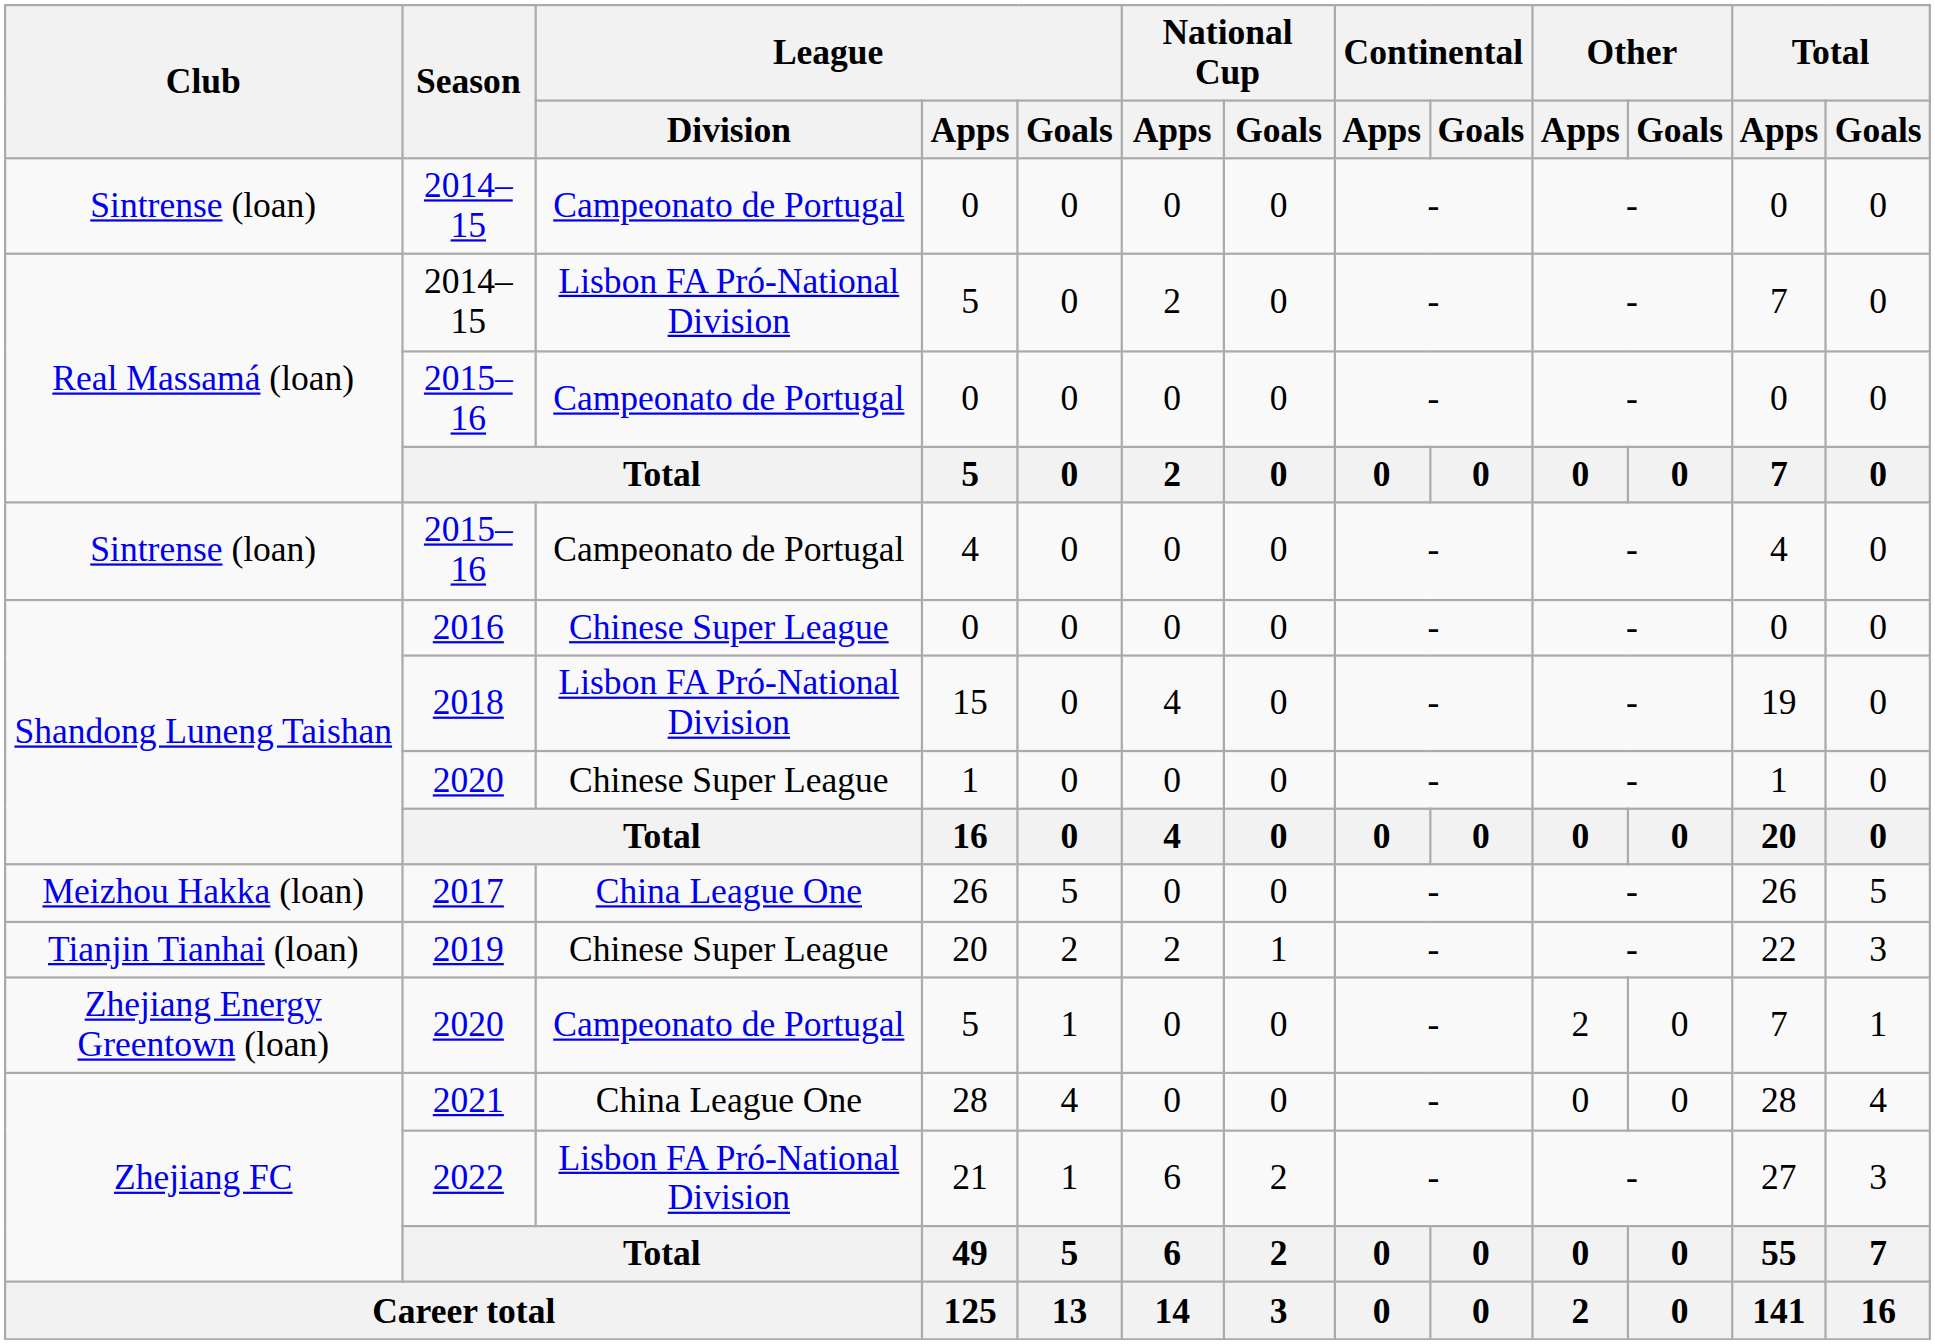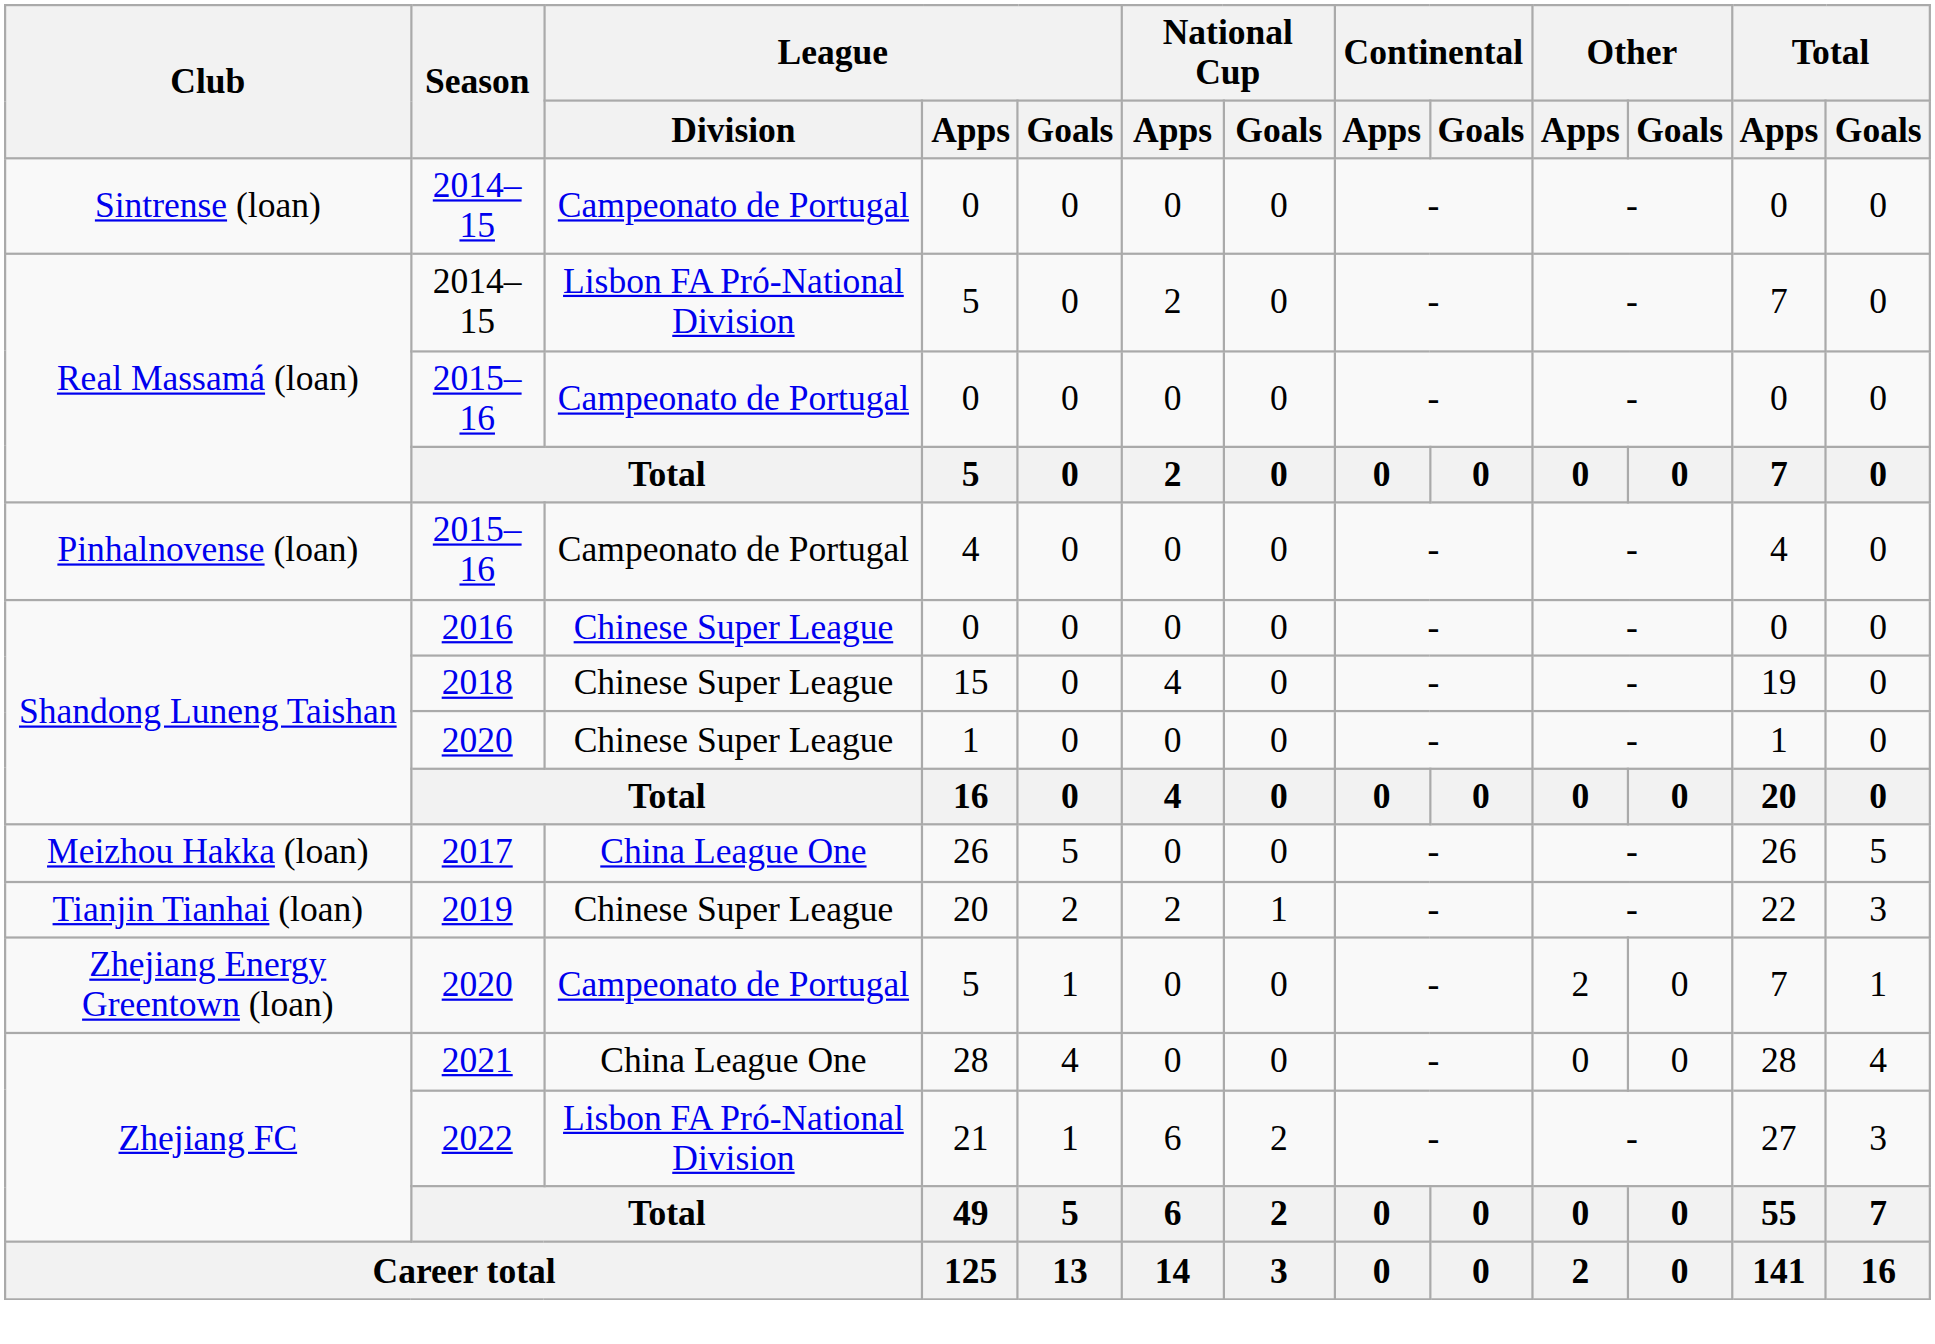(203, 550) Sintrense (loan) -> (208, 550) Pinhalnovense (loan)
(729, 703) Lisbon FA Pró-National Division -> (733, 683) Chinese Super League
